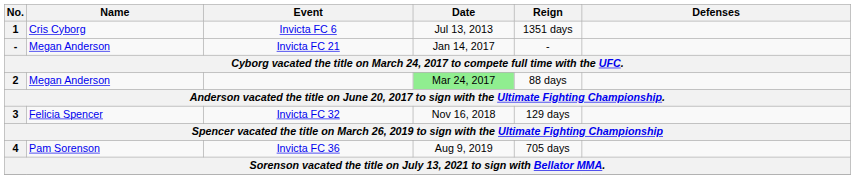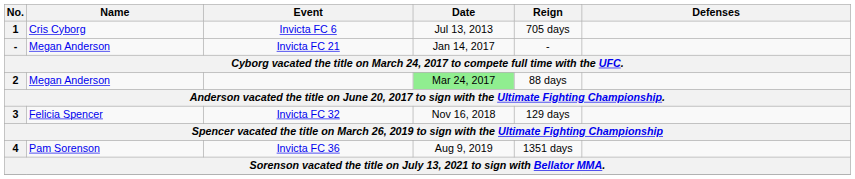(548, 30) 1351 days -> (548, 30) 705 days
(548, 149) 705 days -> (548, 149) 1351 days
